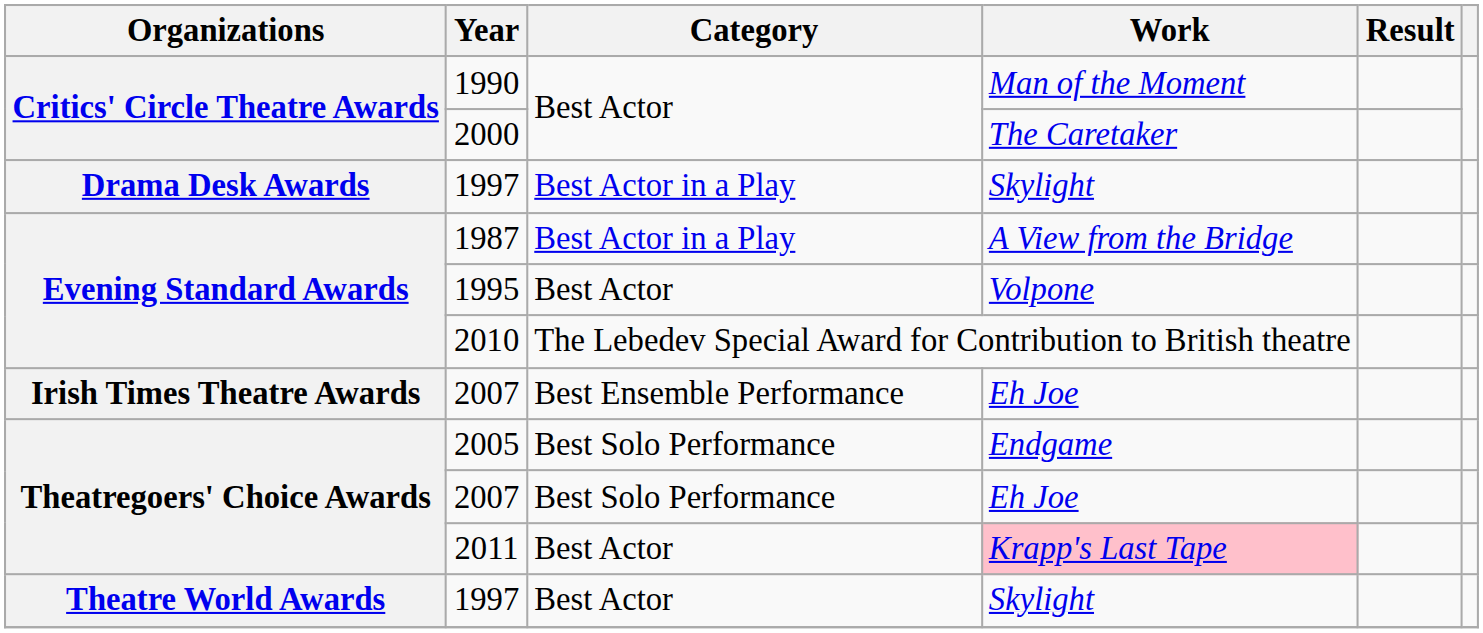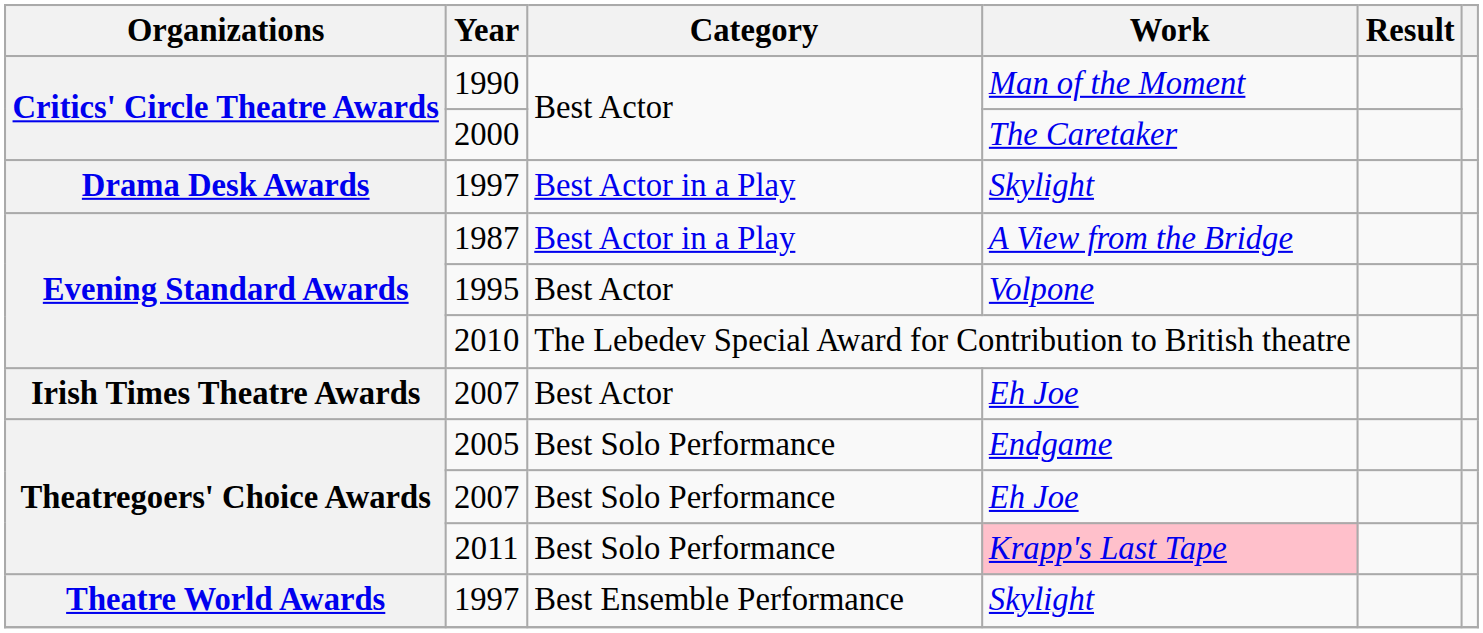(719, 392) Best Ensemble Performance -> (604, 392) Best Actor
(604, 548) Best Actor -> (685, 548) Best Solo Performance
(604, 599) Best Actor -> (719, 599) Best Ensemble Performance
